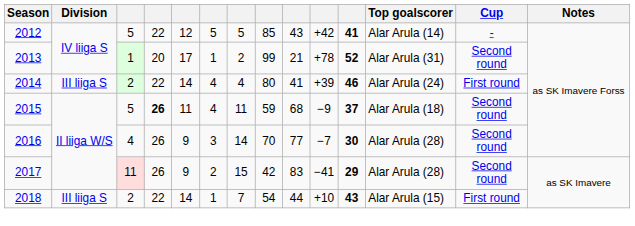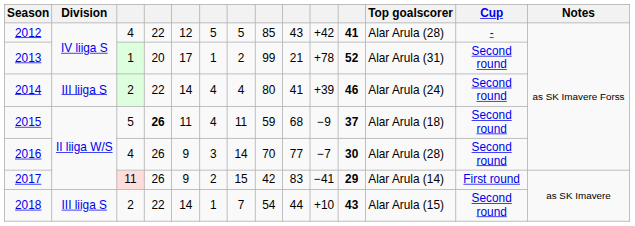(130, 32) 5 -> (130, 32) 4
(406, 32) Alar Arula (14) -> (406, 32) Alar Arula (28)
(492, 83) First round -> (492, 90) Second round
(406, 173) Alar Arula (28) -> (406, 179) Alar Arula (14)
(492, 173) Second round -> (492, 179) First round
(492, 198) First round -> (492, 205) Second round
